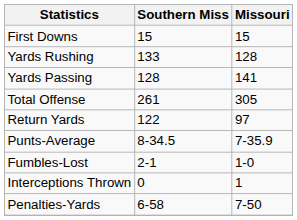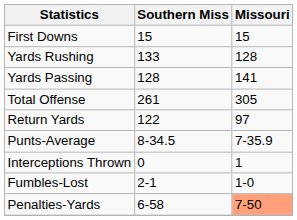rows swapped: (48, 162) <-> (69, 183)
(248, 204) no background -> (248, 204) lightsalmon background
